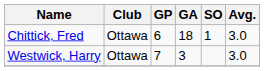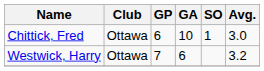(186, 35) 18 -> (186, 35) 10
(182, 55) 3 -> (182, 55) 6
(238, 55) 3.0 -> (238, 55) 3.2
